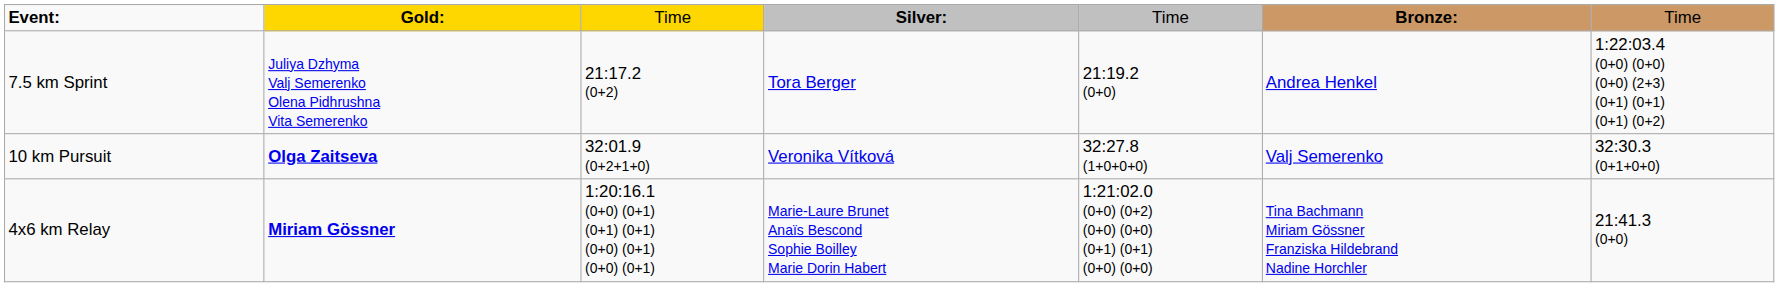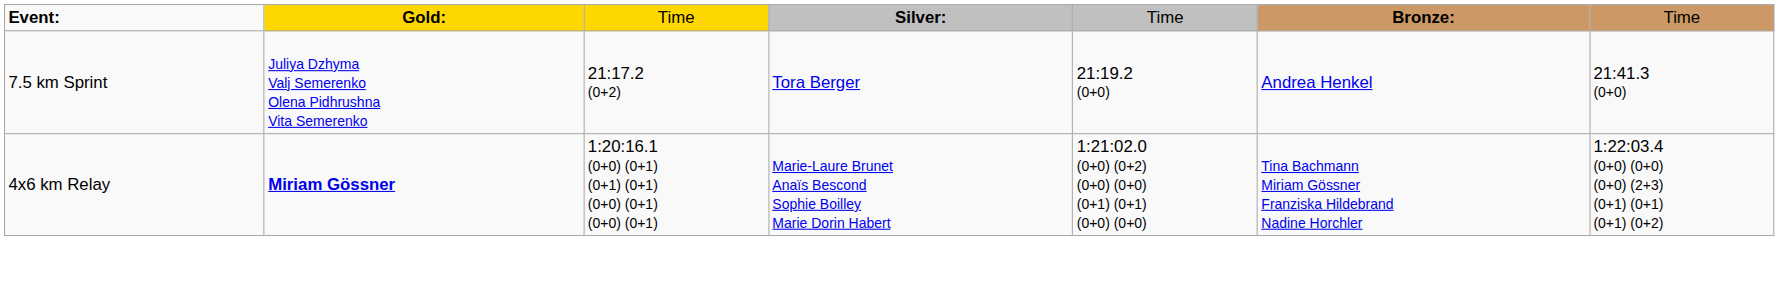(1630, 82) 1:22:03.4 (0+0) (0+0) (0+0) (2+3) (0+1) (0+1) (0+1) (0+2) -> (1621, 82) 21:41.3 (0+0)
- row: (60, 156)
(1623, 230) 21:41.3 (0+0) -> (1628, 184) 1:22:03.4 (0+0) (0+0) (0+0) (2+3) (0+1) (0+1) (0+1) (0+2)
